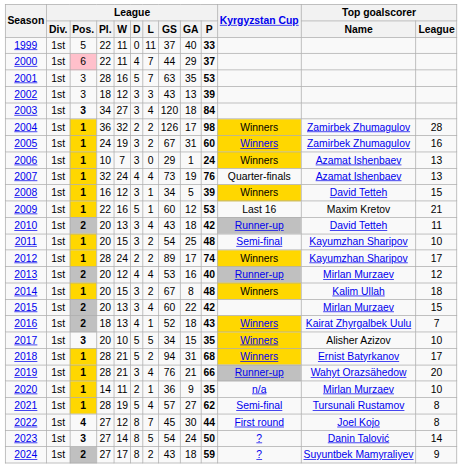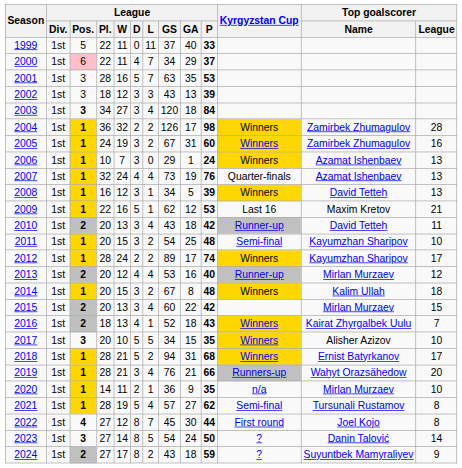(170, 62) 44 -> (170, 62) 34
(437, 193) 15 -> (437, 193) 13
(170, 209) 60 -> (170, 209) 62
(259, 373) Runner-up -> (259, 373) Runners-up
